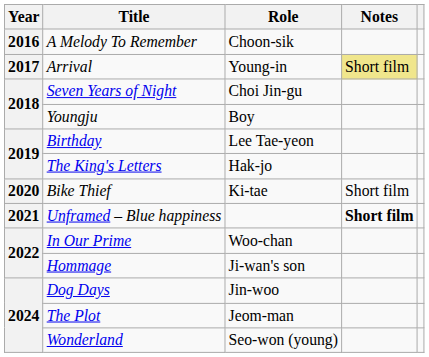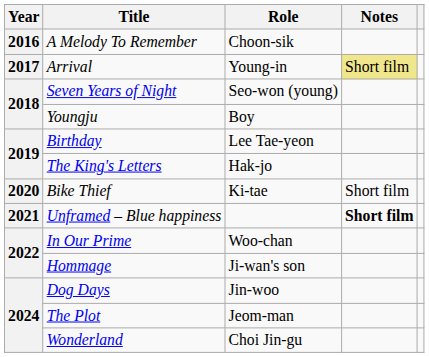(265, 91) Choi Jin-gu -> (283, 91) Seo-won (young)
(283, 340) Seo-won (young) -> (265, 340) Choi Jin-gu
